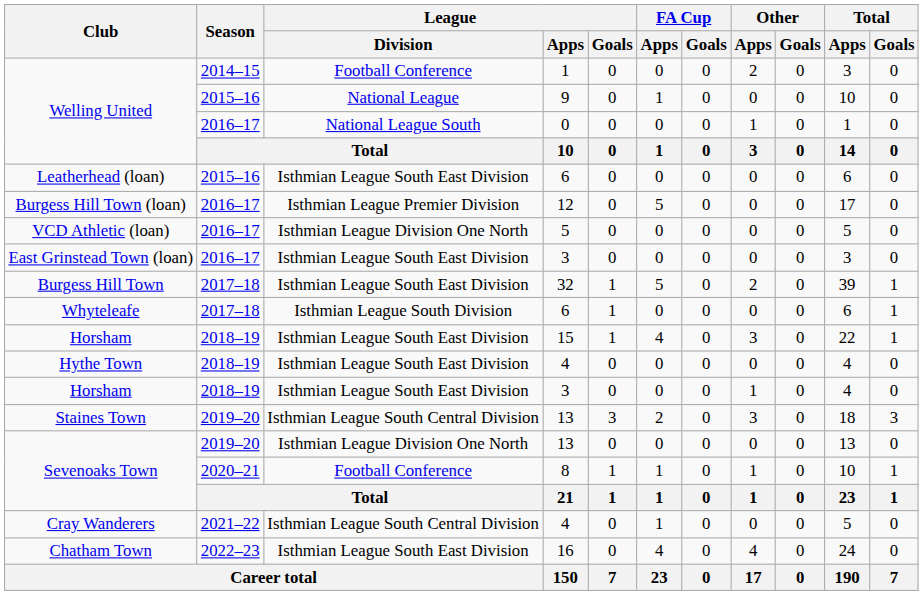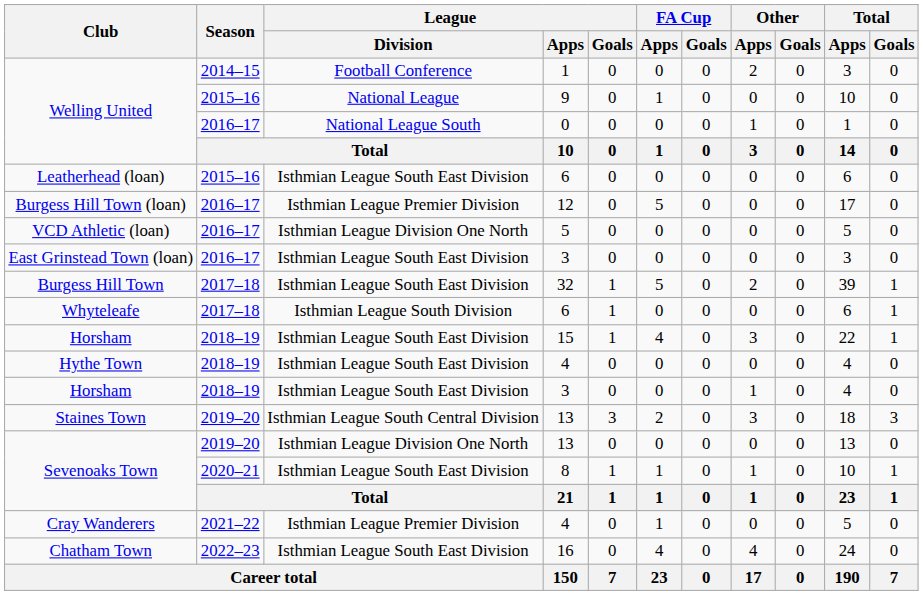(403, 470) Football Conference -> (403, 470) Isthmian League South East Division
(403, 524) Isthmian League South Central Division -> (403, 524) Isthmian League Premier Division
